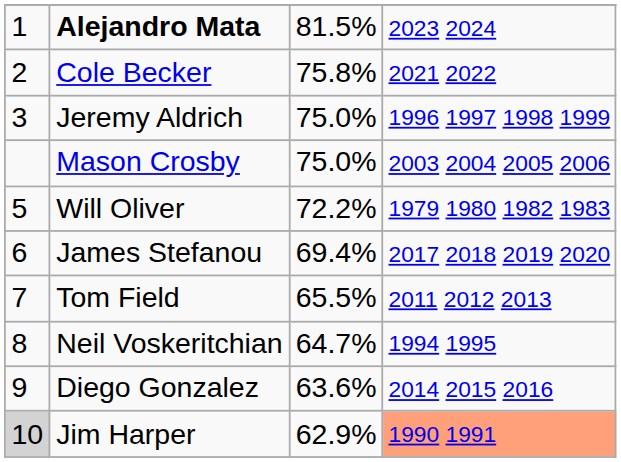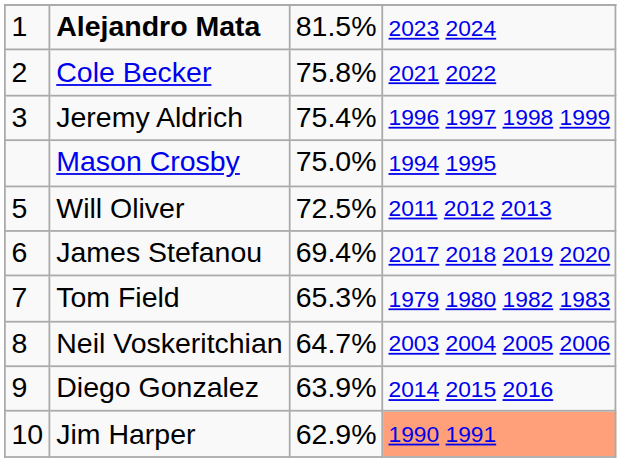(336, 117) 75.0% -> (336, 117) 75.4%
(499, 163) 2003 2004 2005 2006 -> (442, 163) 1994 1995
(336, 207) 72.2% -> (336, 207) 72.5%
(499, 208) 1979 1980 1982 1983 -> (470, 208) 2011 2012 2013
(336, 298) 65.5% -> (336, 298) 65.3%
(470, 298) 2011 2012 2013 -> (499, 298) 1979 1980 1982 1983
(442, 344) 1994 1995 -> (499, 344) 2003 2004 2005 2006
(336, 388) 63.6% -> (336, 388) 63.9%
(27, 433) lightgrey background -> (27, 433) no background
